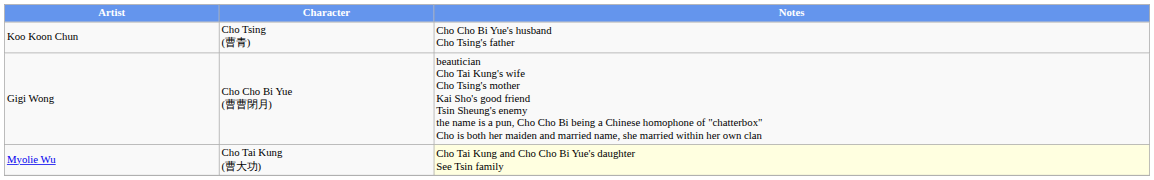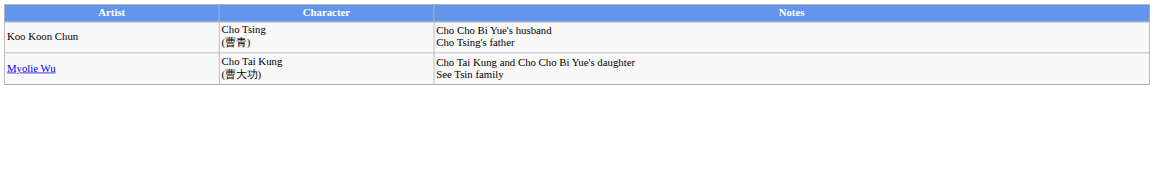- row: (30, 98)
(536, 160) lightyellow background -> (536, 68) no background
